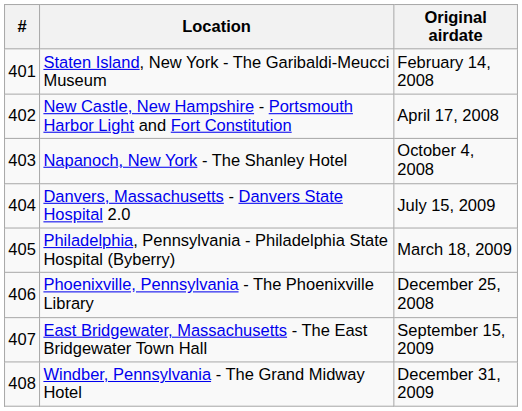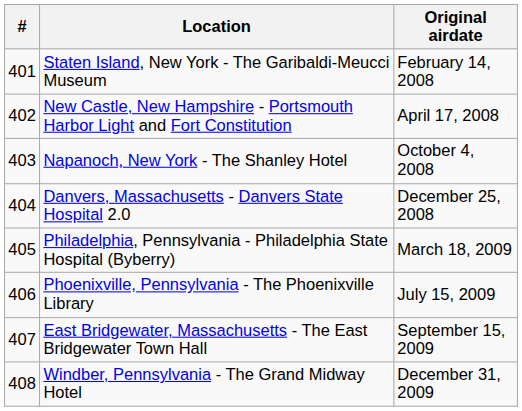(446, 205) July 15, 2009 -> (449, 205) December 25, 2008
(449, 294) December 25, 2008 -> (446, 294) July 15, 2009
